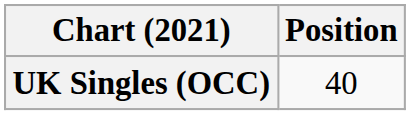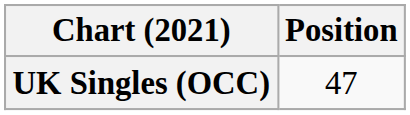(341, 82) 40 -> (341, 82) 47
